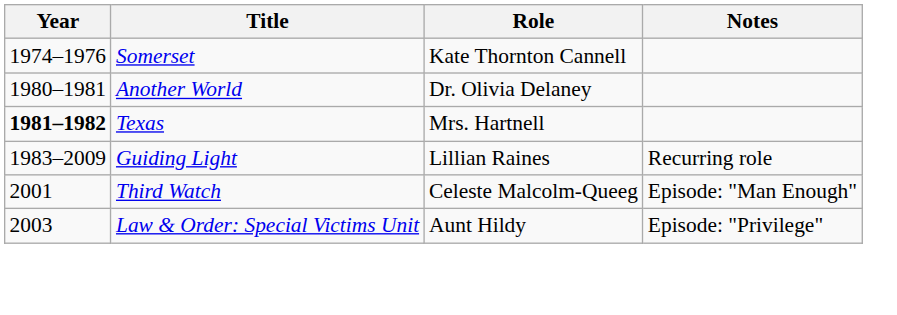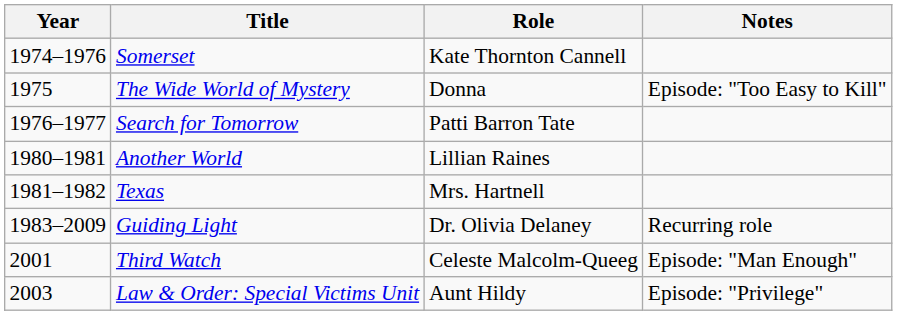+ row: (233, 89)
+ row: (207, 123)
(510, 89) Dr. Olivia Delaney -> (489, 157) Lillian Raines
(58, 123) bold -> (58, 191) normal
(489, 157) Lillian Raines -> (510, 225) Dr. Olivia Delaney
